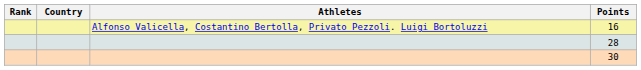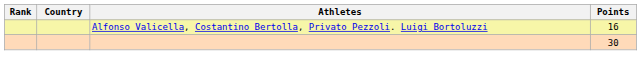- row: (613, 42)
